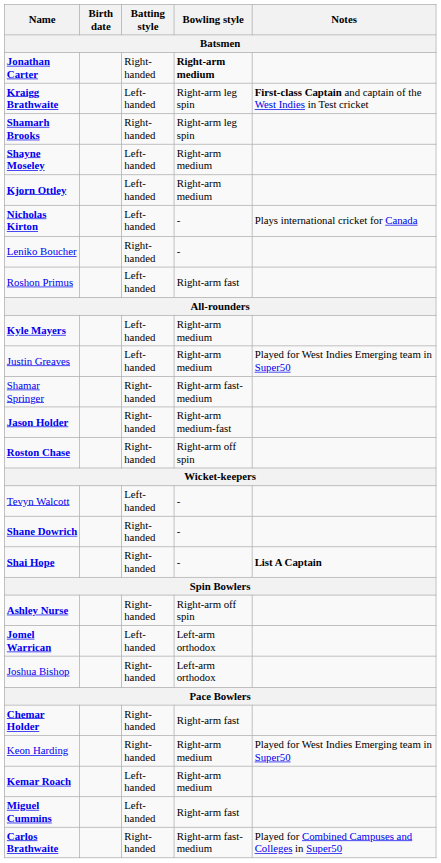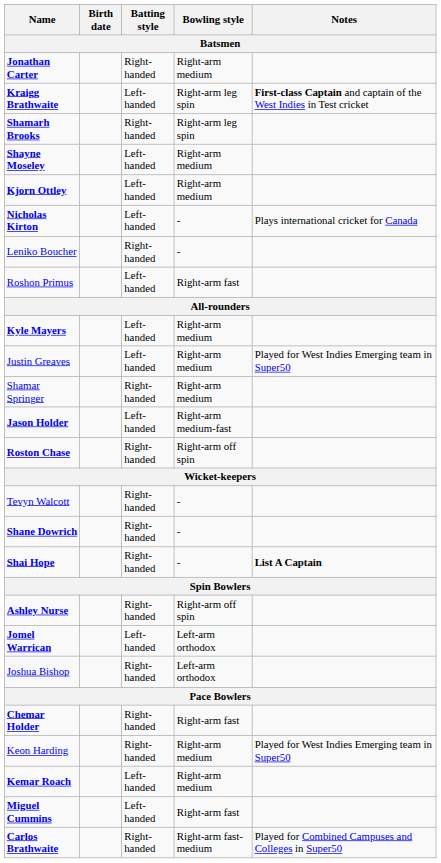(201, 68) bold -> (199, 68) normal
(210, 391) Right-arm fast-medium -> (199, 391) Right-arm medium
(140, 422) Right-handed -> (140, 422) Left-handed
(140, 501) Left-handed -> (140, 501) Right-handed
